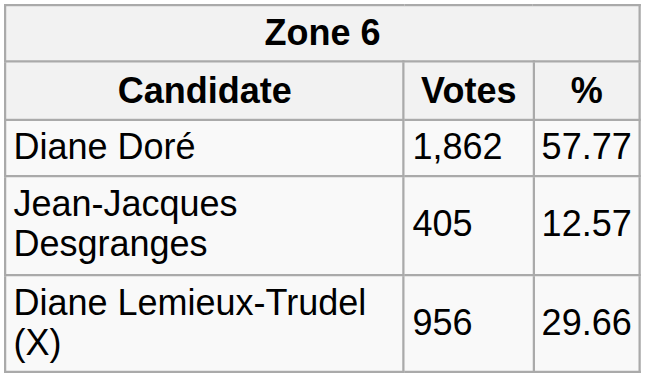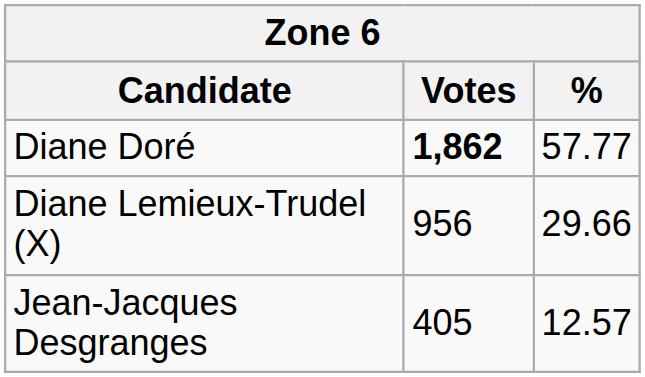(458, 147) normal -> (458, 147) bold
rows swapped: (190, 322) <-> (126, 224)
